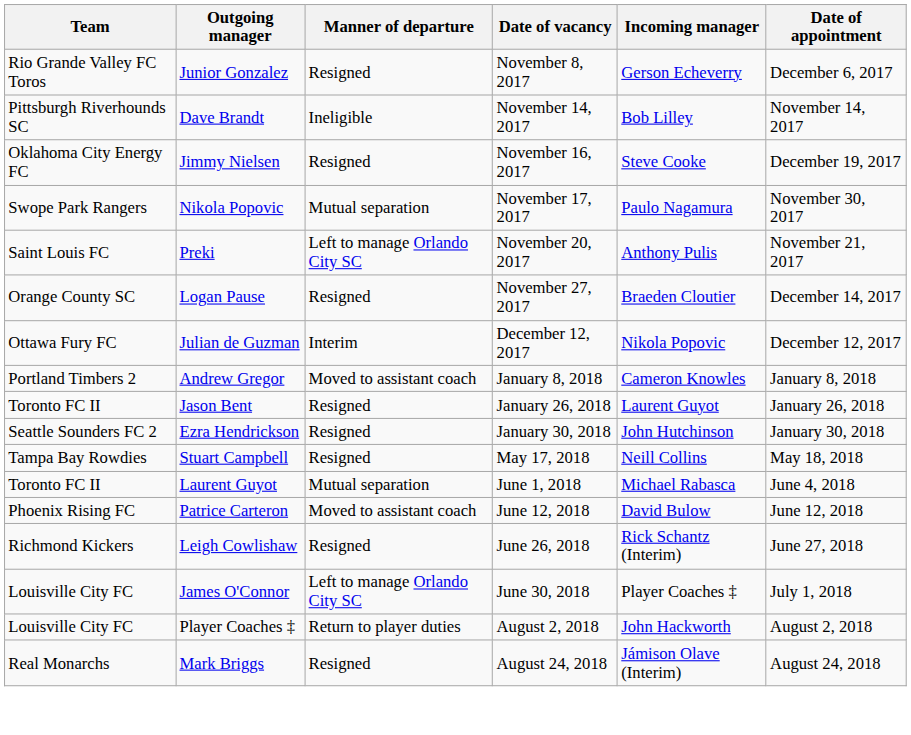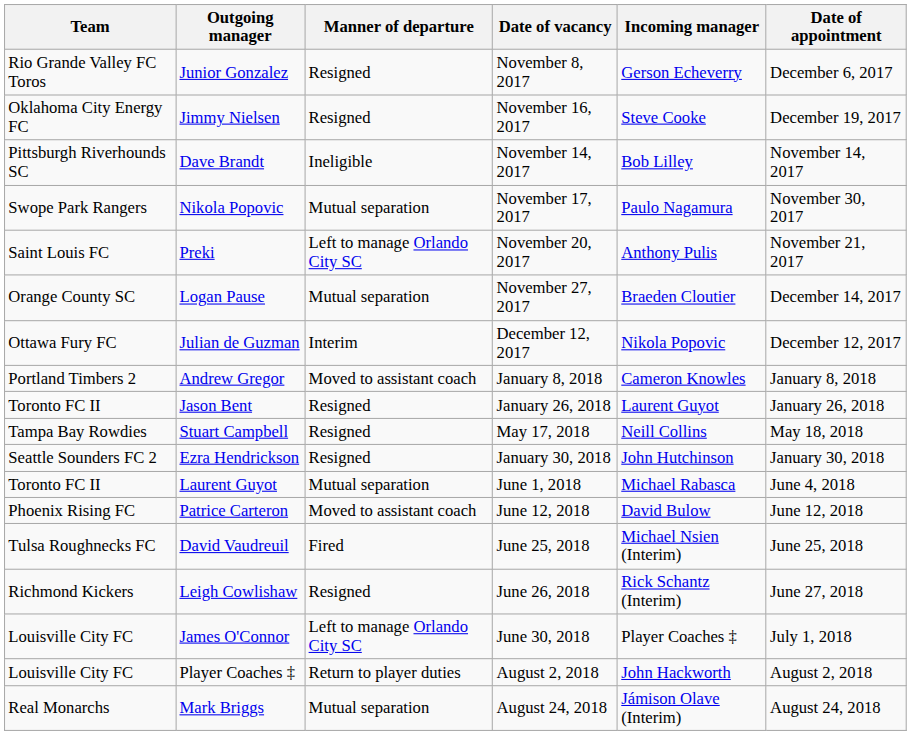rows swapped: (222, 117) <-> (230, 162)
(340, 297) Resigned -> (369, 297) Mutual separation
rows swapped: (239, 431) <-> (234, 457)
+ row: (234, 546)
(340, 662) Resigned -> (369, 707) Mutual separation
